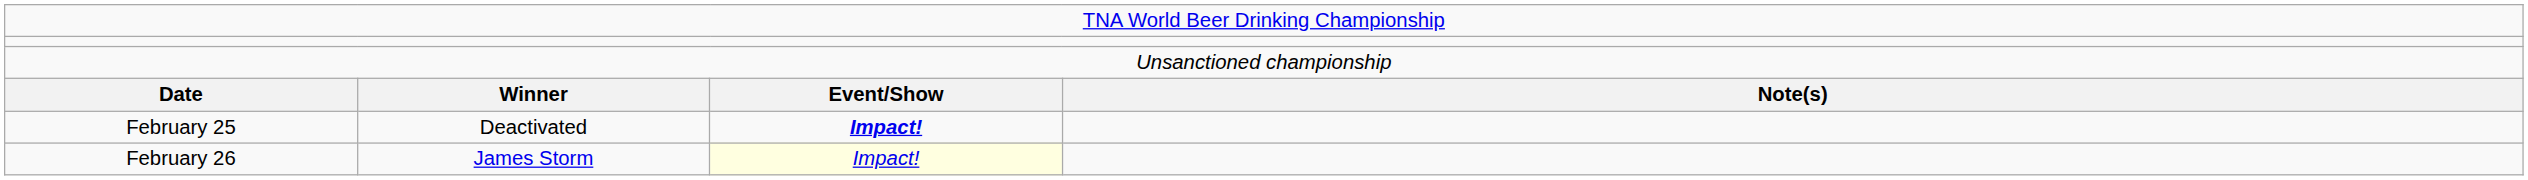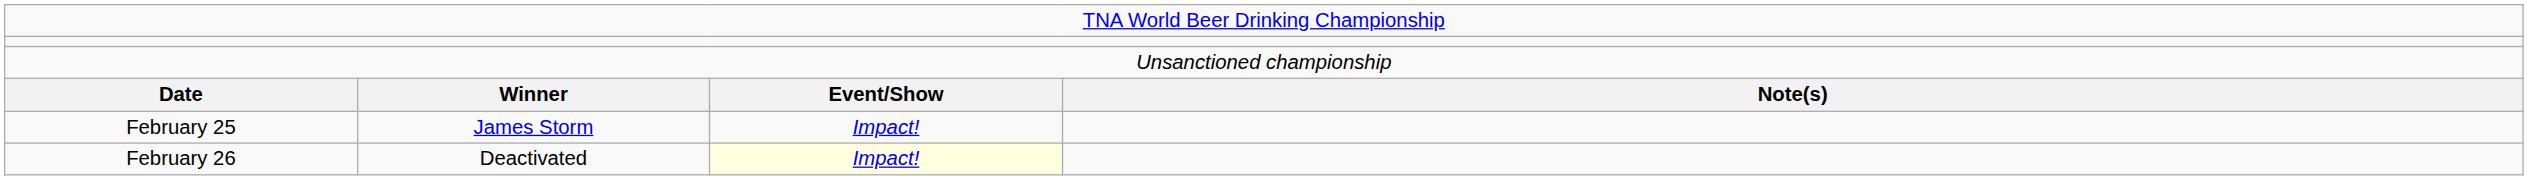(533, 126) Deactivated -> (533, 126) James Storm
(886, 126) bold -> (886, 126) normal
(533, 158) James Storm -> (533, 158) Deactivated
